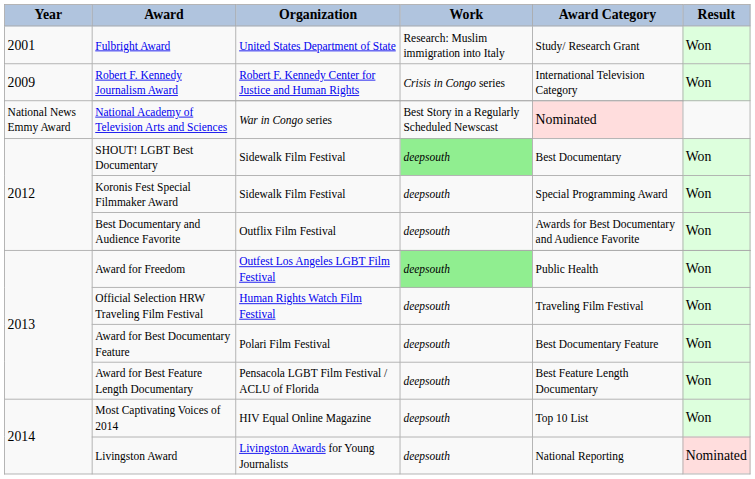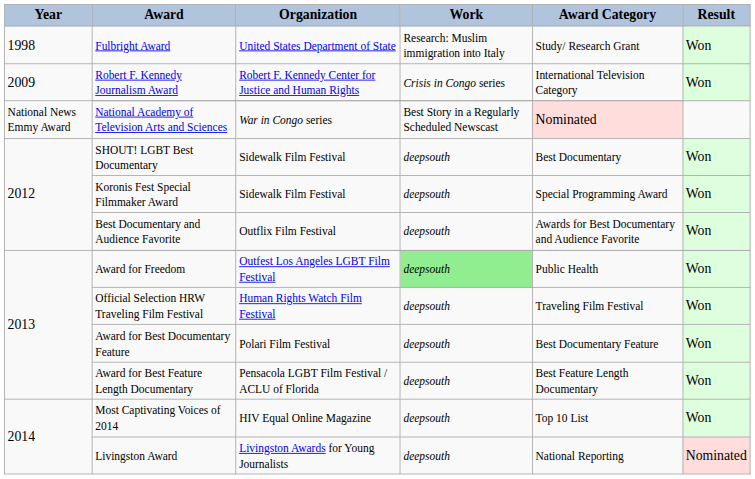(21, 44) 2001 -> (21, 44) 1998
(427, 157) lightgreen background -> (427, 157) no background
